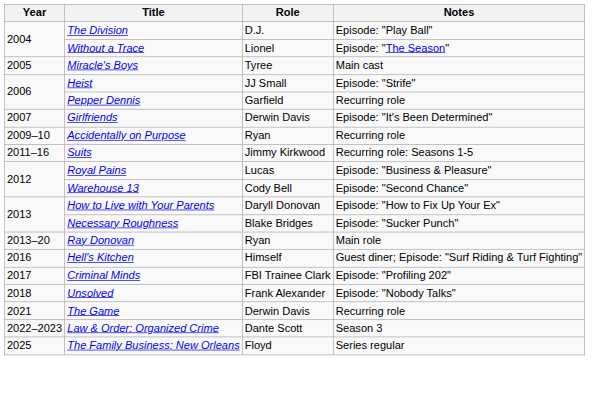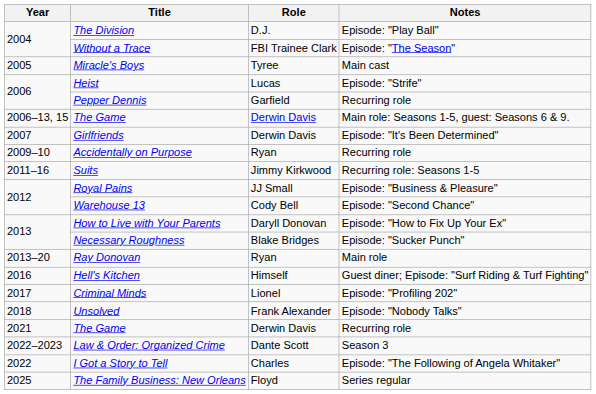(259, 48) Lionel -> (294, 48) FBI Trainee Clark
(266, 83) JJ Small -> (266, 83) Lucas
+ row: (99, 118)
(259, 170) Lucas -> (272, 188) JJ Small
(288, 275) FBI Trainee Clark -> (266, 293) Lionel
+ row: (120, 363)
